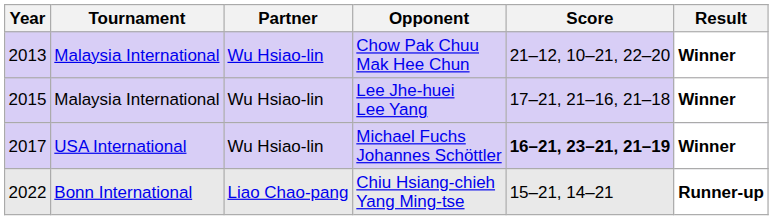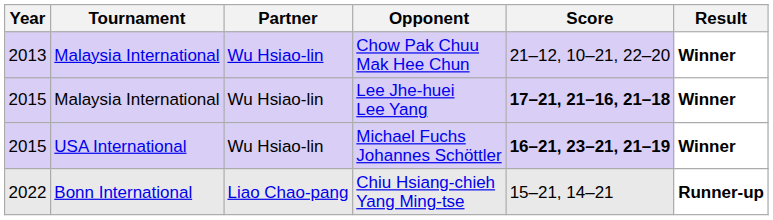(590, 100) normal -> (590, 100) bold
(27, 146) 2017 -> (27, 146) 2015
